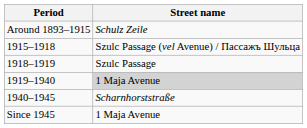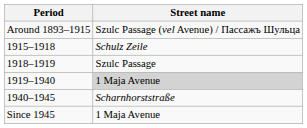(121, 30) Schulz Zeile -> (198, 30) Szulc Passage (vel Avenue) / Пассажъ Шульца
(198, 47) Szulc Passage (vel Avenue) / Пассажъ Шульца -> (121, 47) Schulz Zeile
